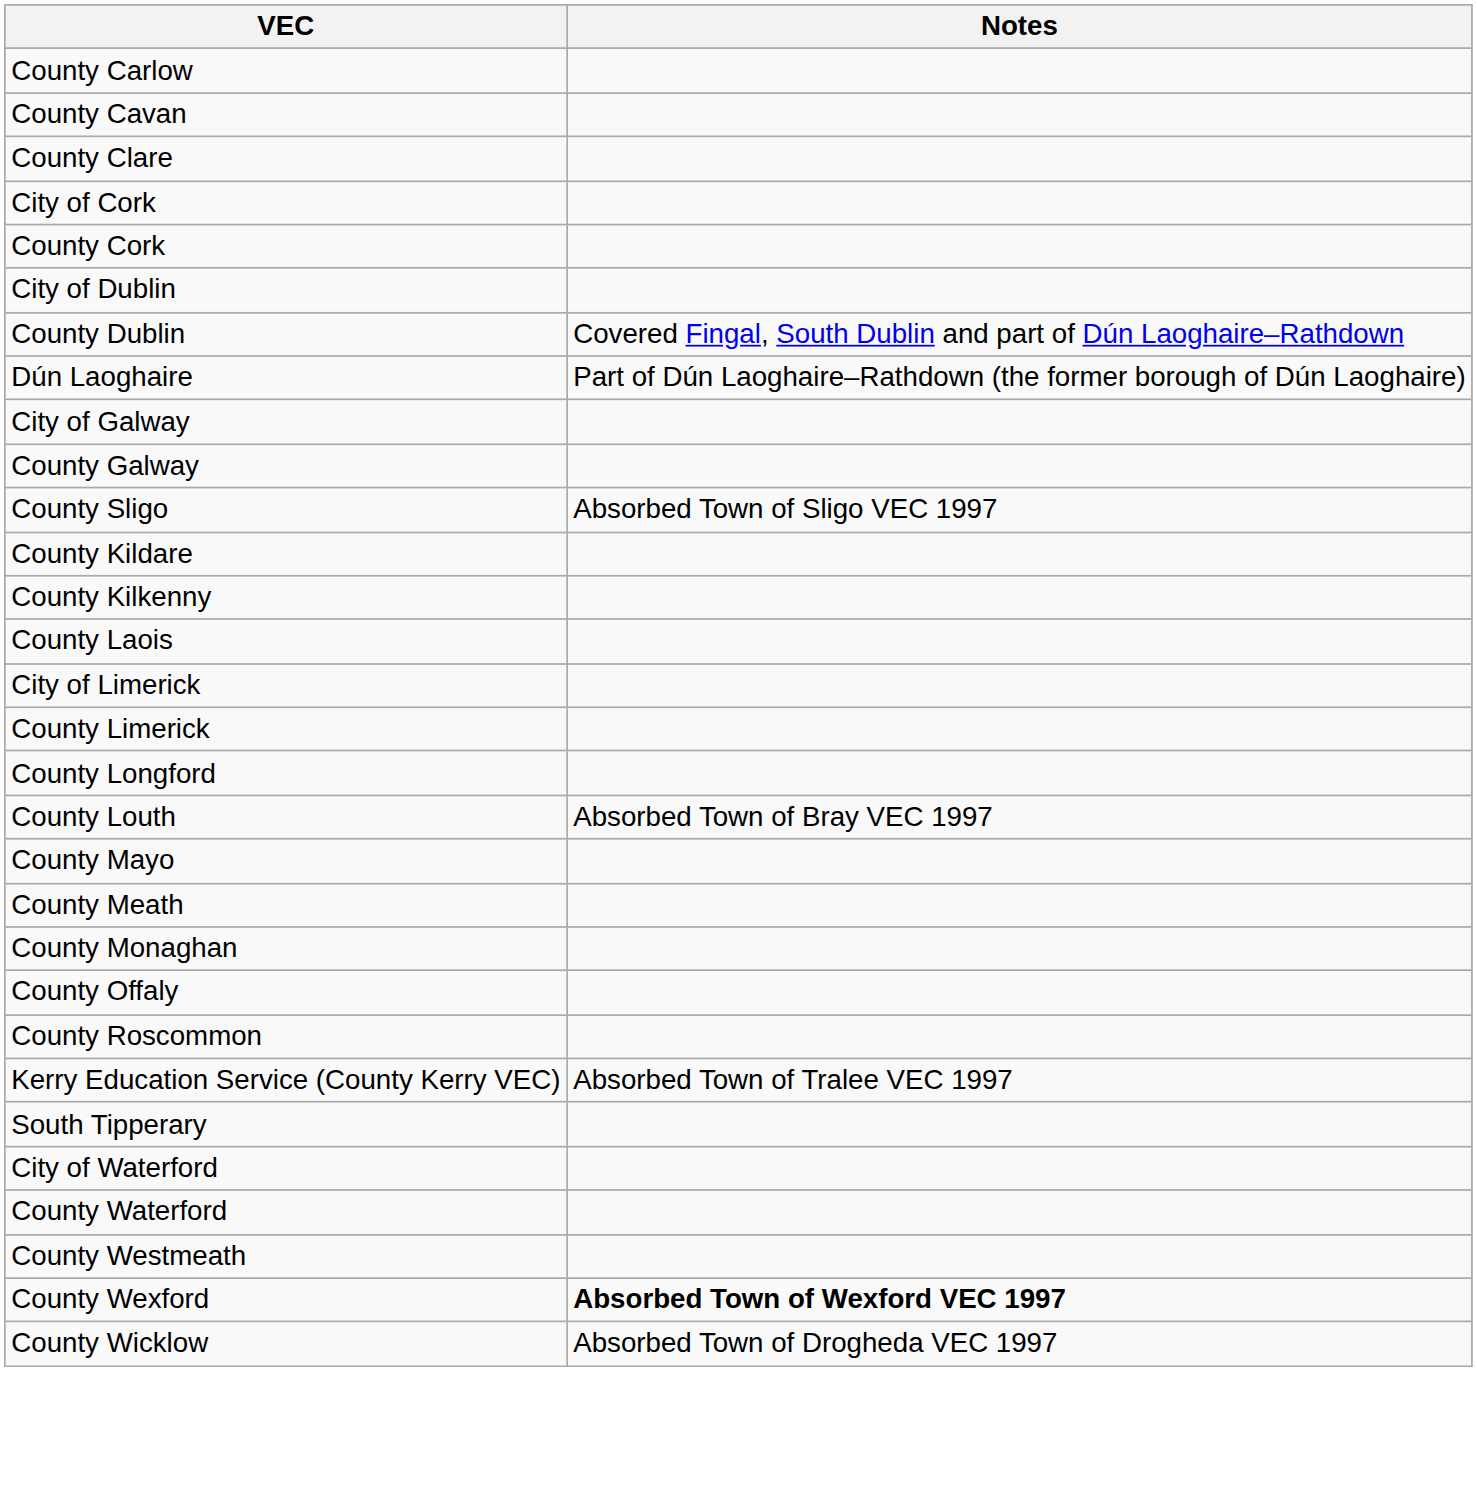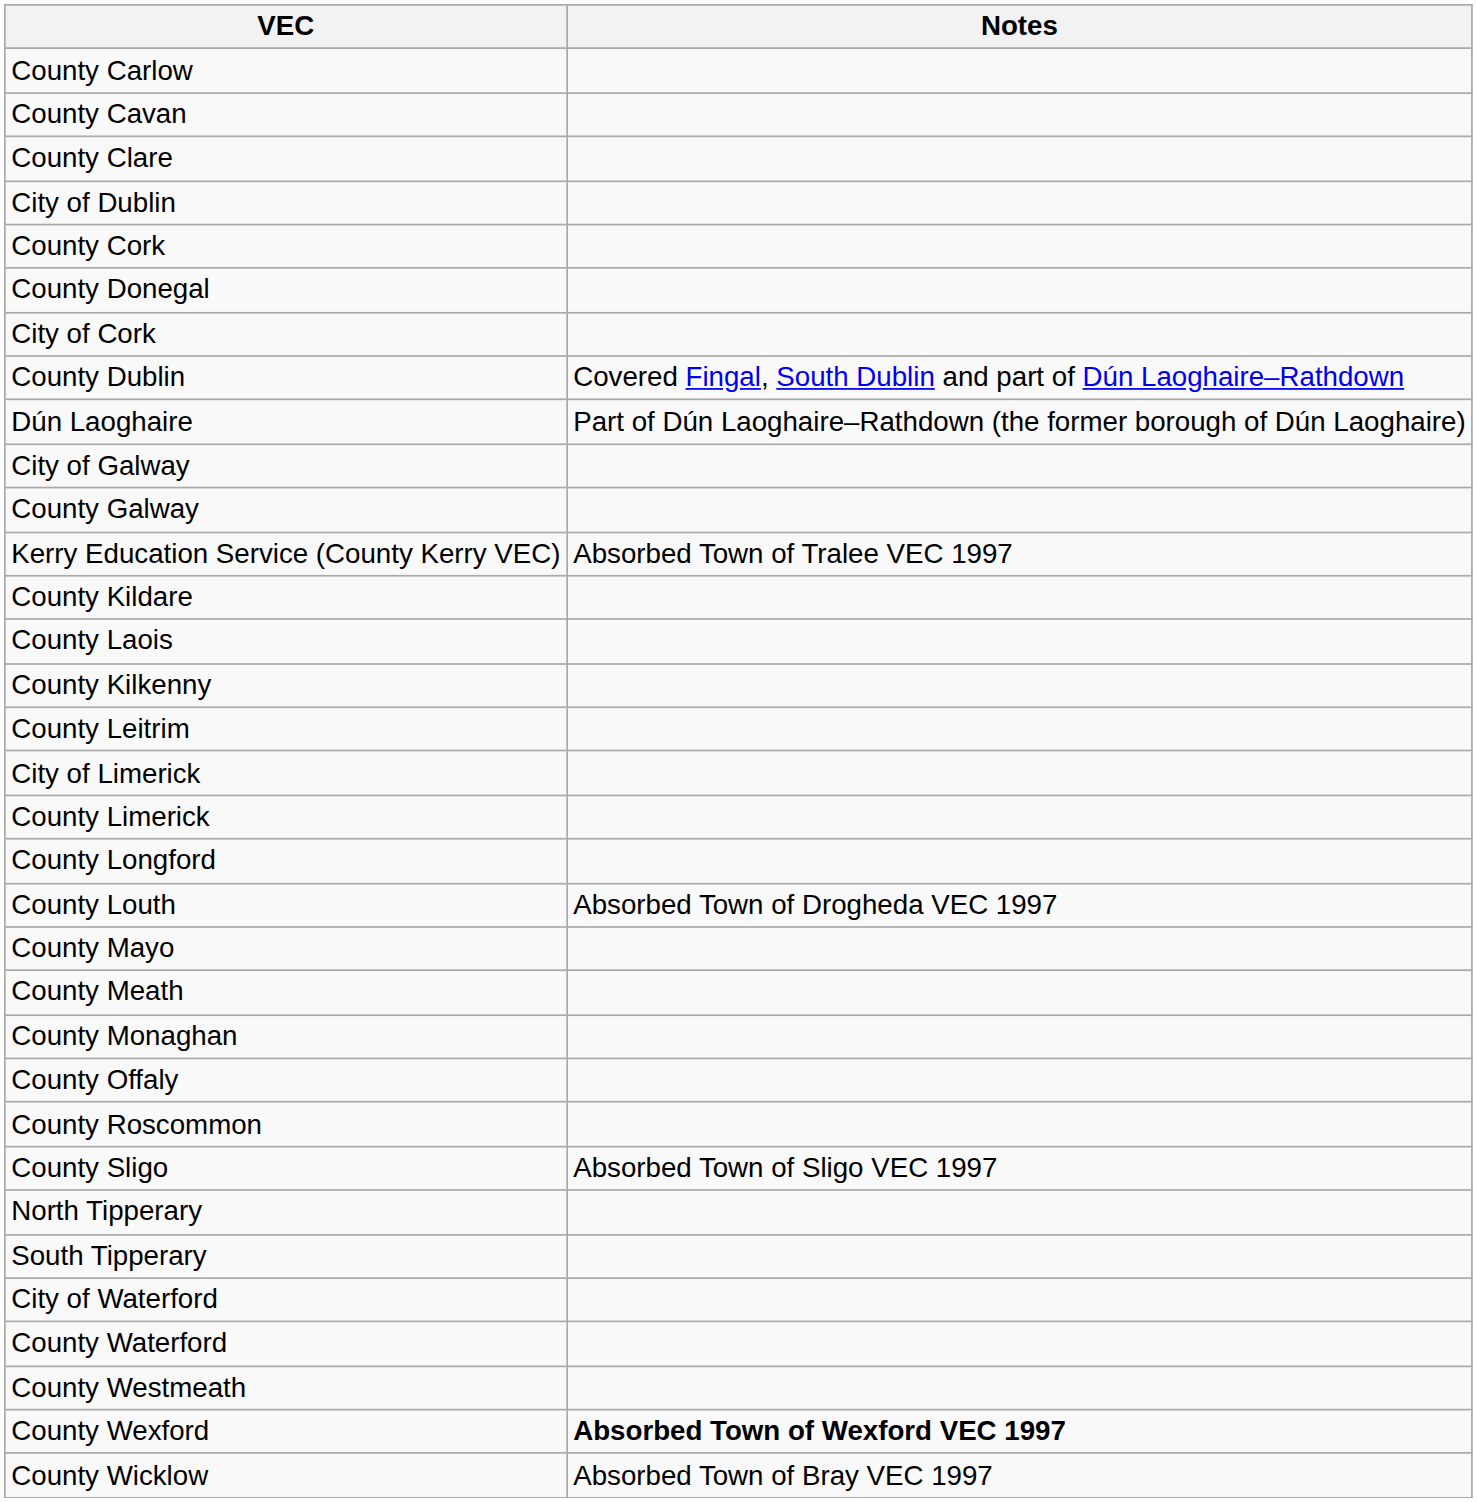rows swapped: (84, 202) <-> (94, 289)
+ row: (111, 289)
rows swapped: (286, 1080) <-> (90, 509)
rows swapped: (111, 597) <-> (92, 641)
+ row: (100, 728)
(783, 816) Absorbed Town of Bray VEC 1997 -> (815, 904) Absorbed Town of Drogheda VEC 1997
+ row: (107, 1211)
(815, 1343) Absorbed Town of Drogheda VEC 1997 -> (783, 1475) Absorbed Town of Bray VEC 1997
